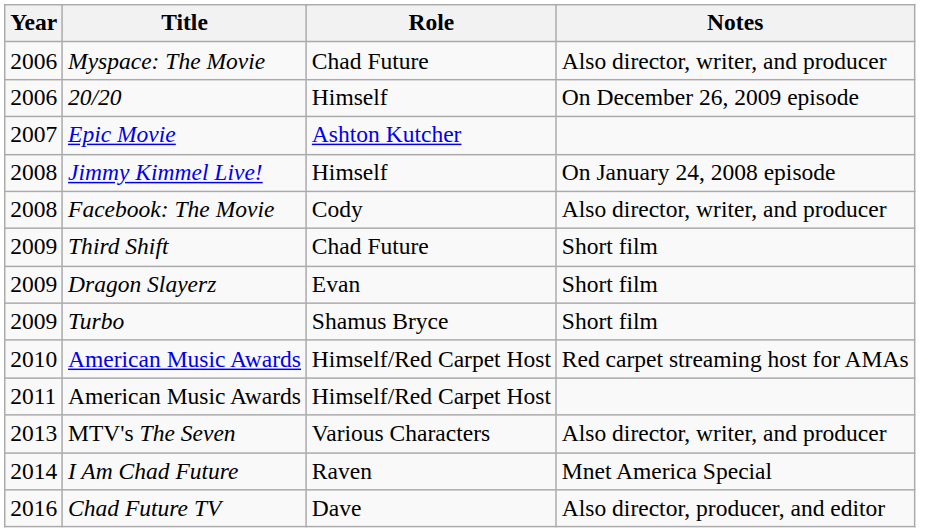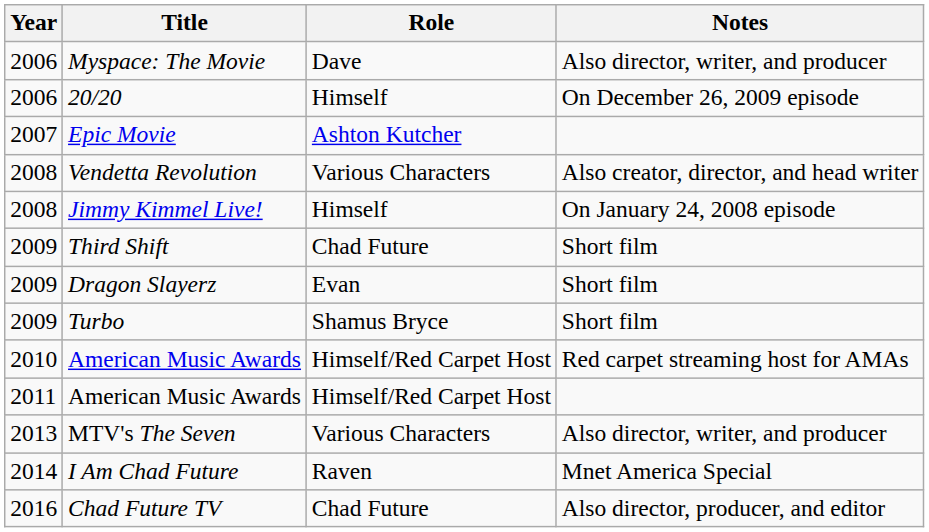(370, 60) Chad Future -> (337, 60) Dave
+ row: (162, 172)
- row: (171, 209)
(337, 508) Dave -> (370, 508) Chad Future
